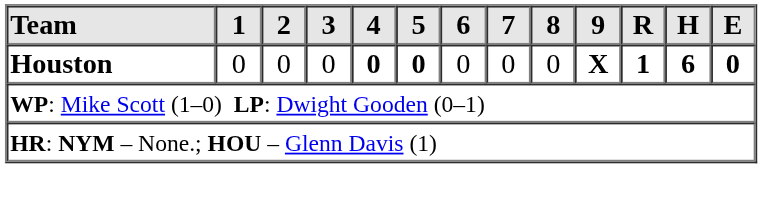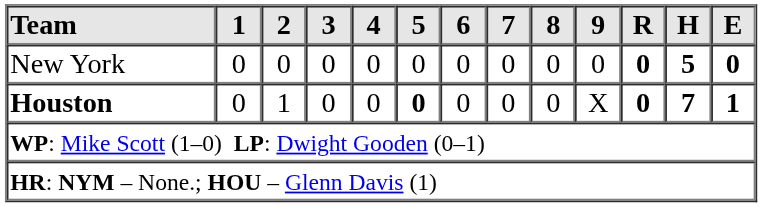+ row: (68, 63)
(284, 63) 0 -> (284, 102) 1
(374, 63) bold -> (374, 102) normal
(598, 63) bold -> (598, 102) normal
(643, 63) 1 -> (643, 102) 0
(688, 63) 6 -> (688, 102) 7
(733, 63) 0 -> (733, 102) 1
